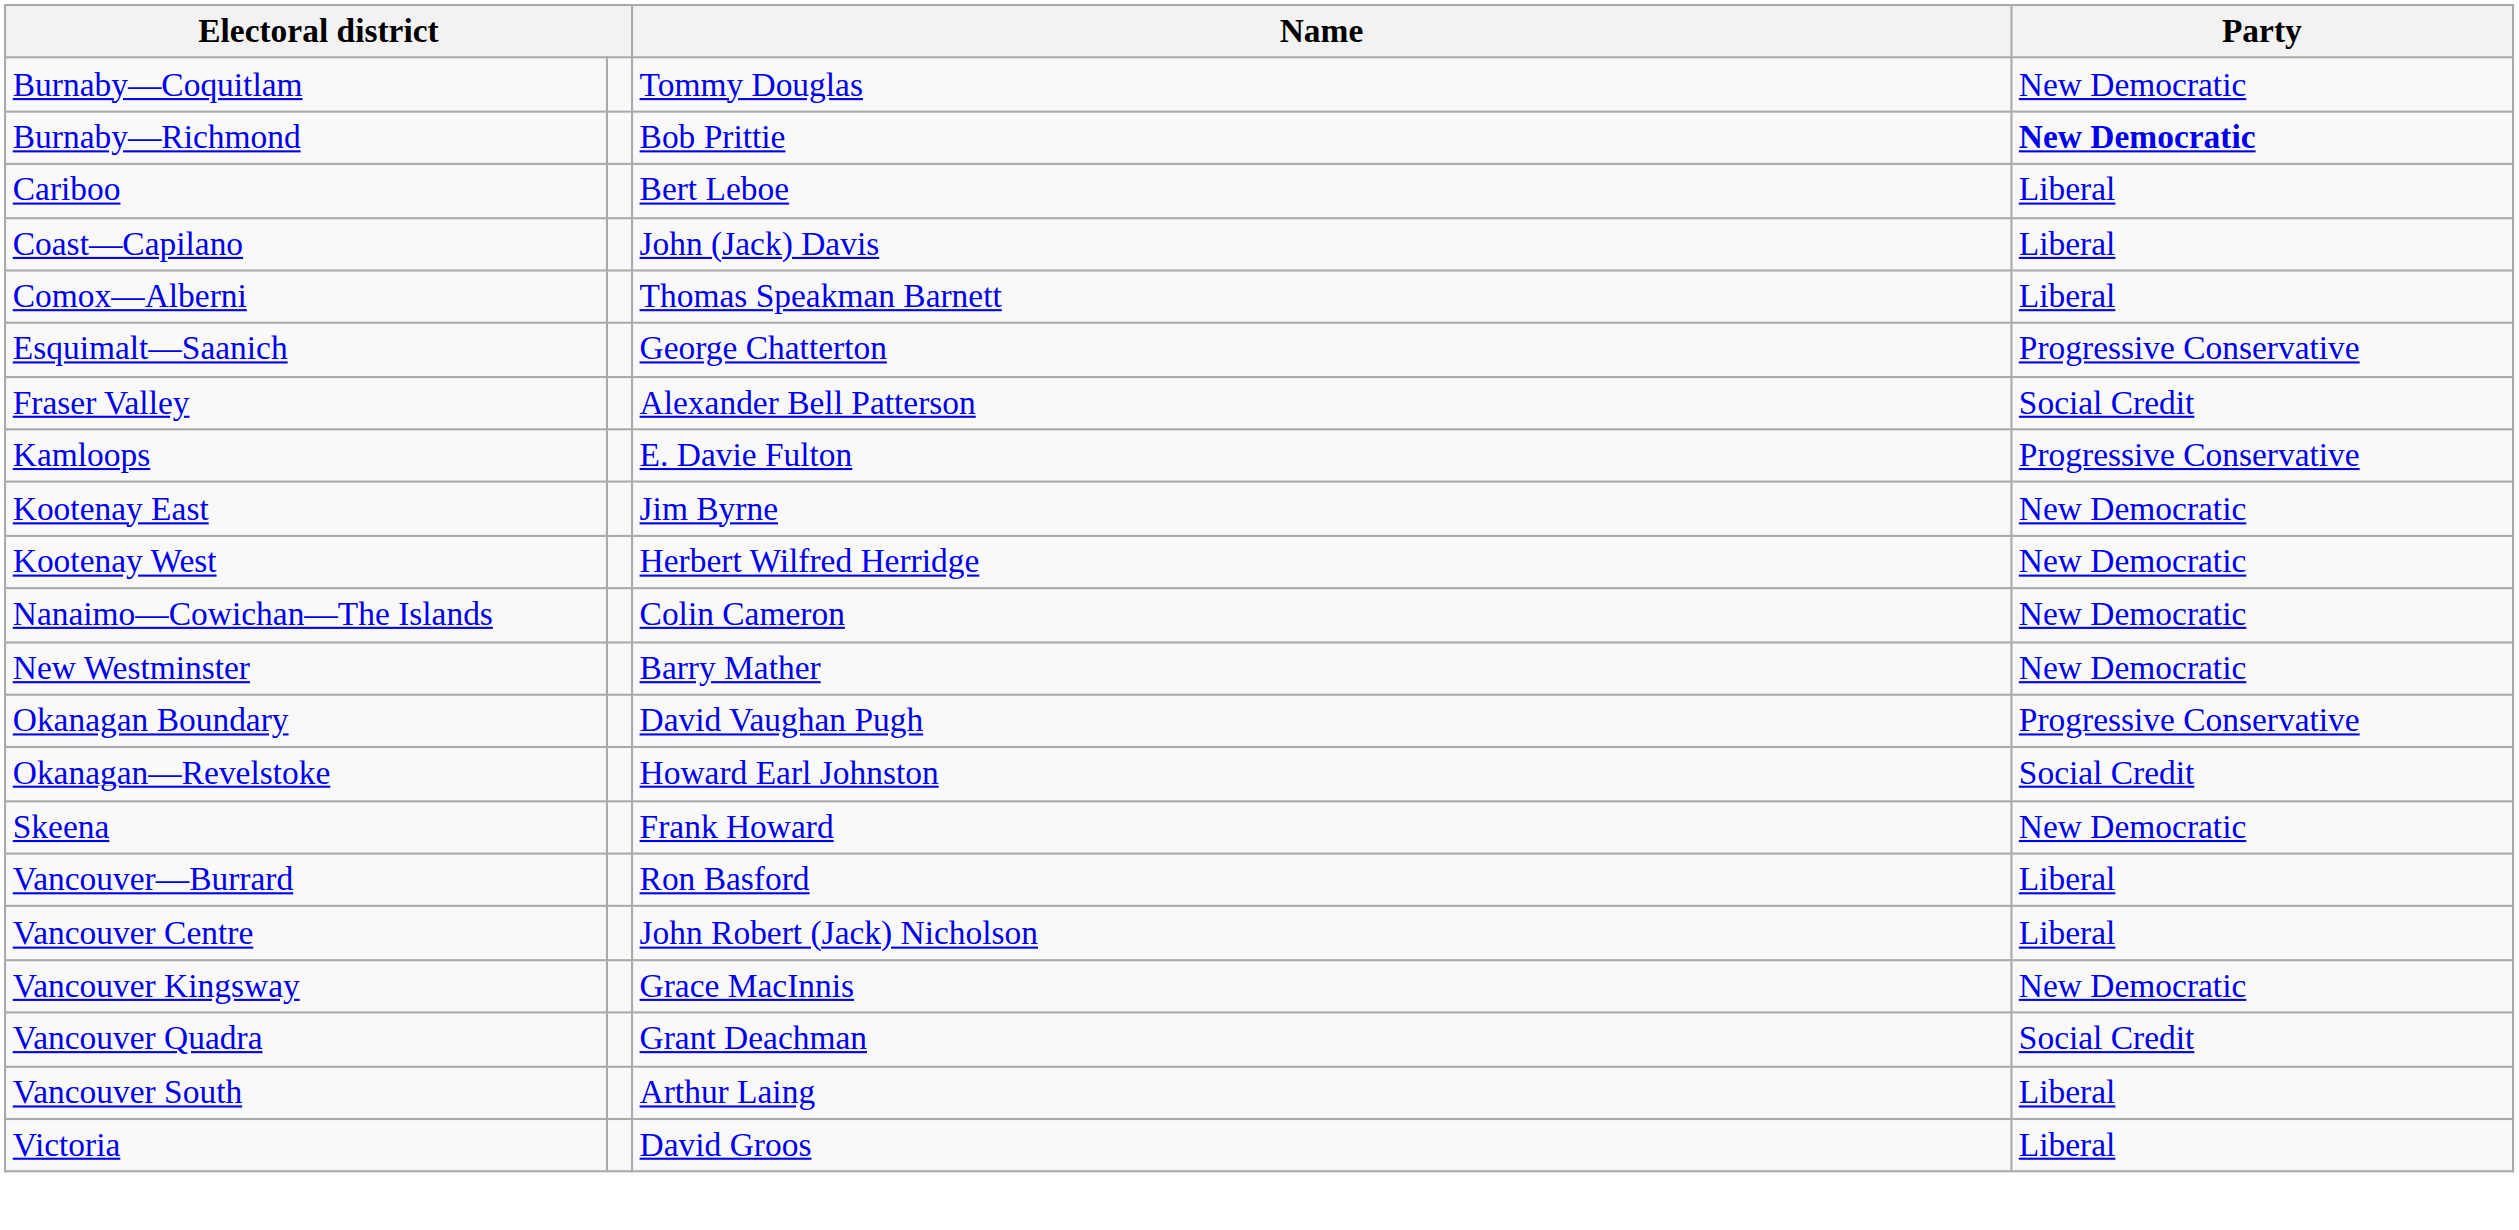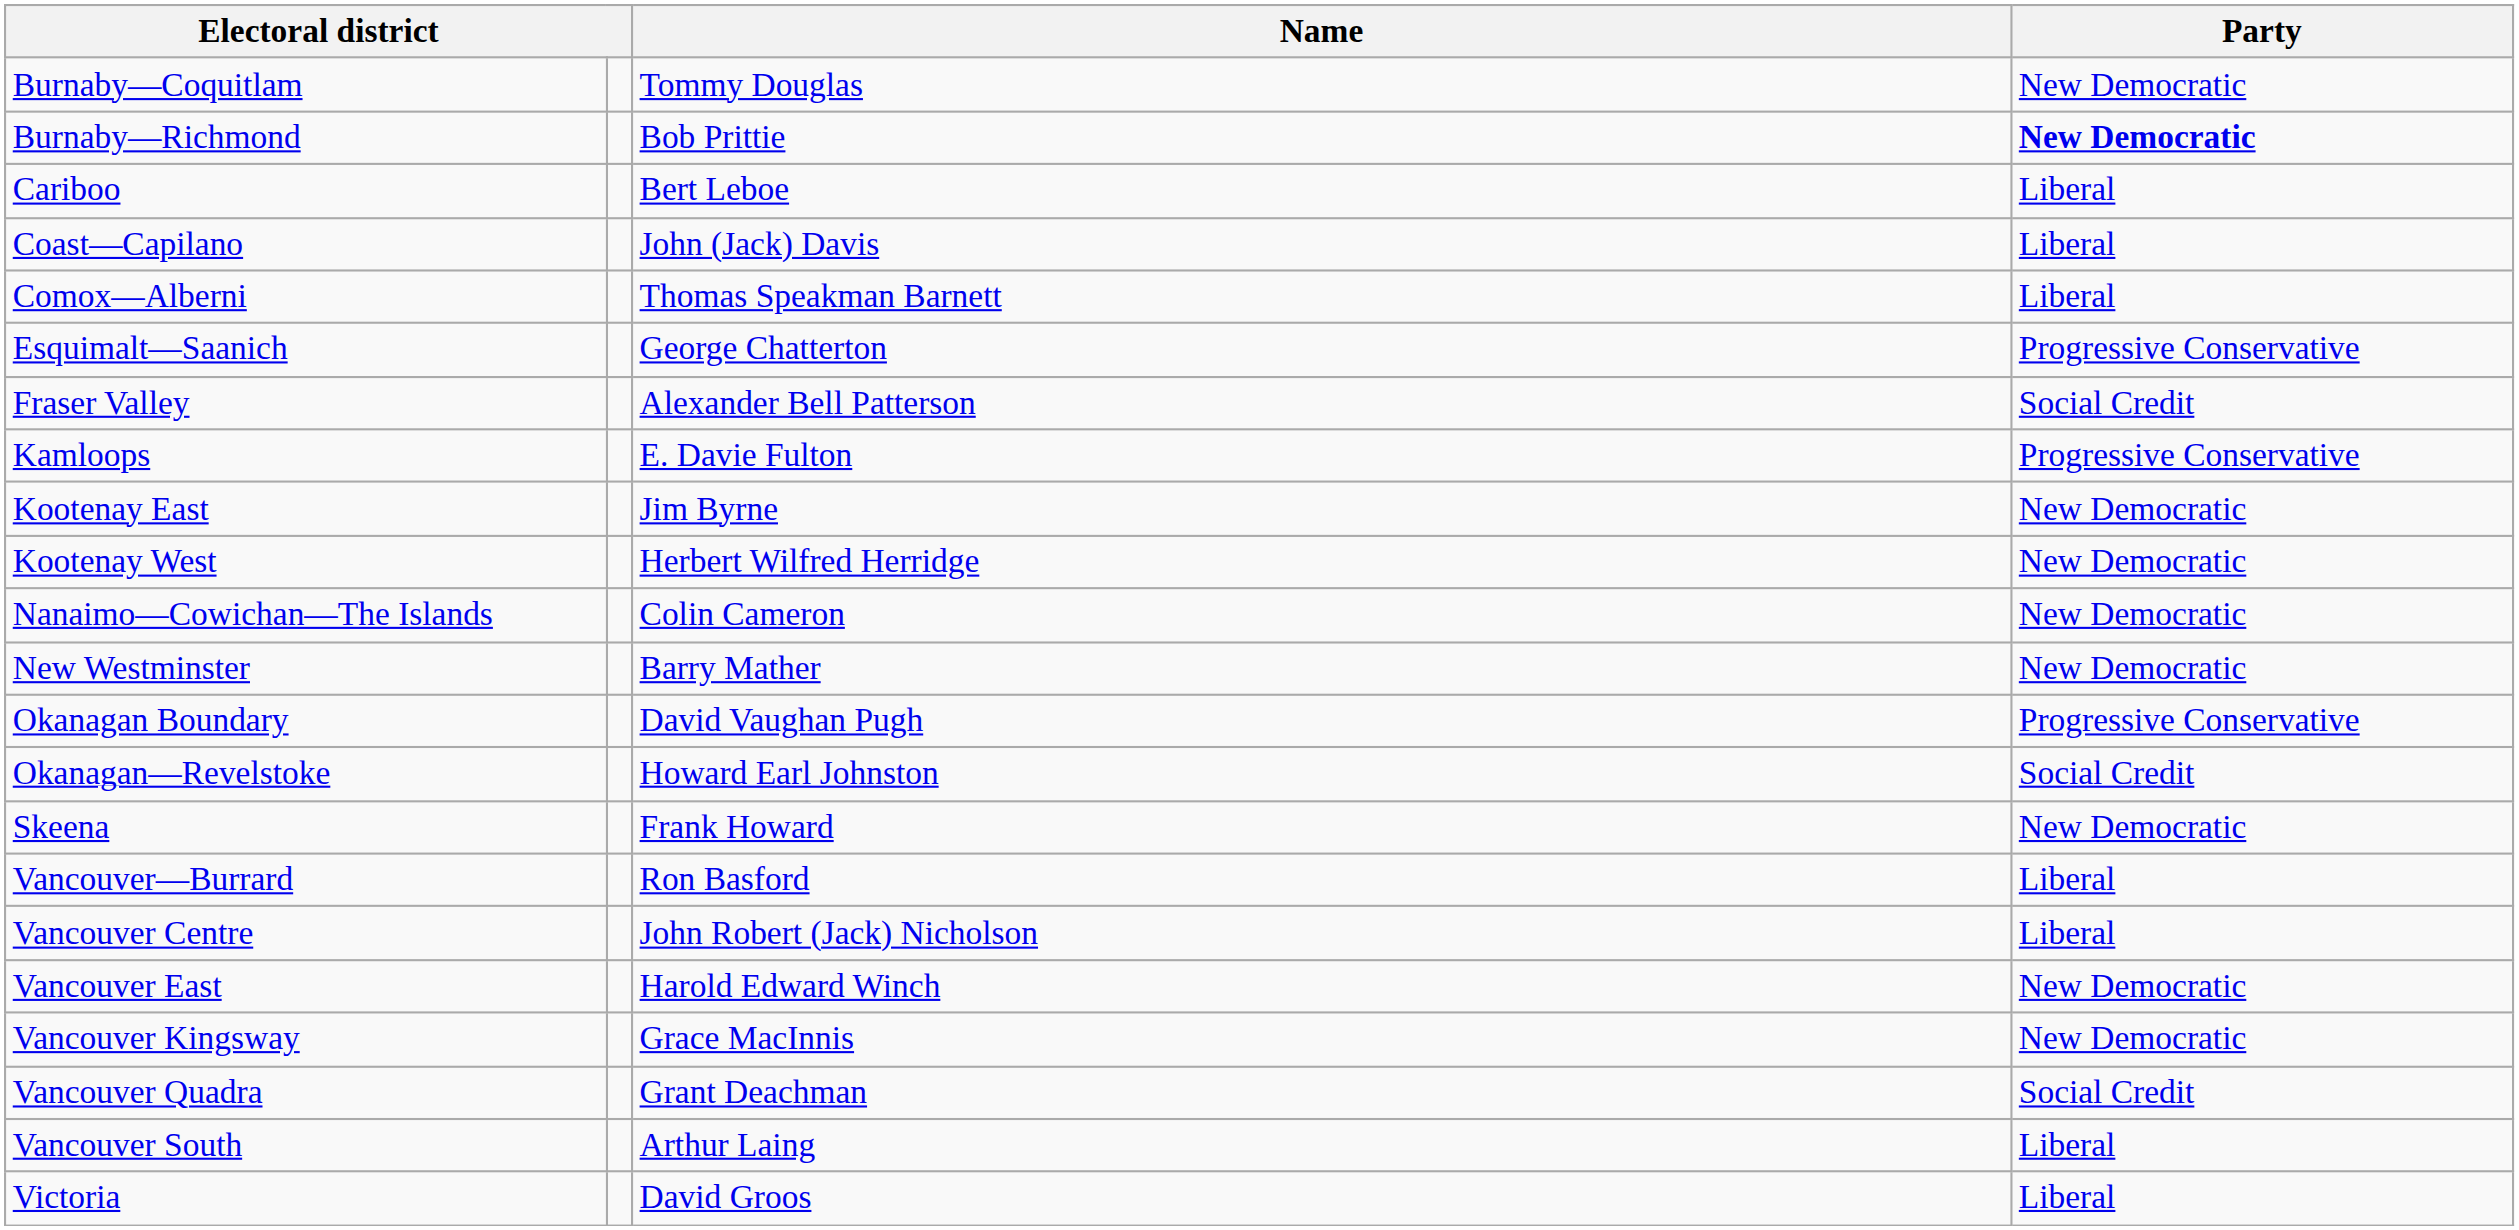+ row: (117, 985)
